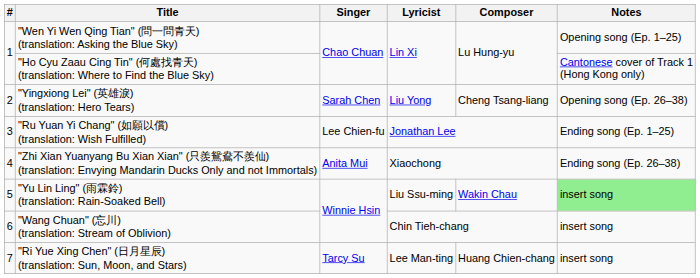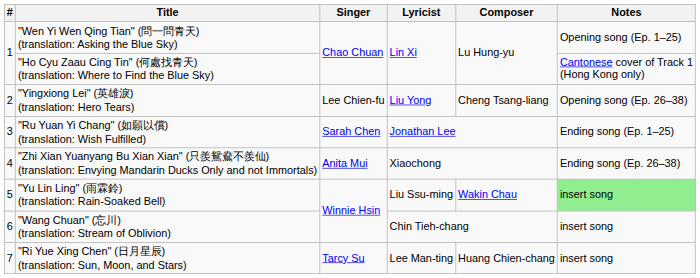(351, 100) Sarah Chen -> (353, 100) Lee Chien-fu
(353, 132) Lee Chien-fu -> (351, 132) Sarah Chen
